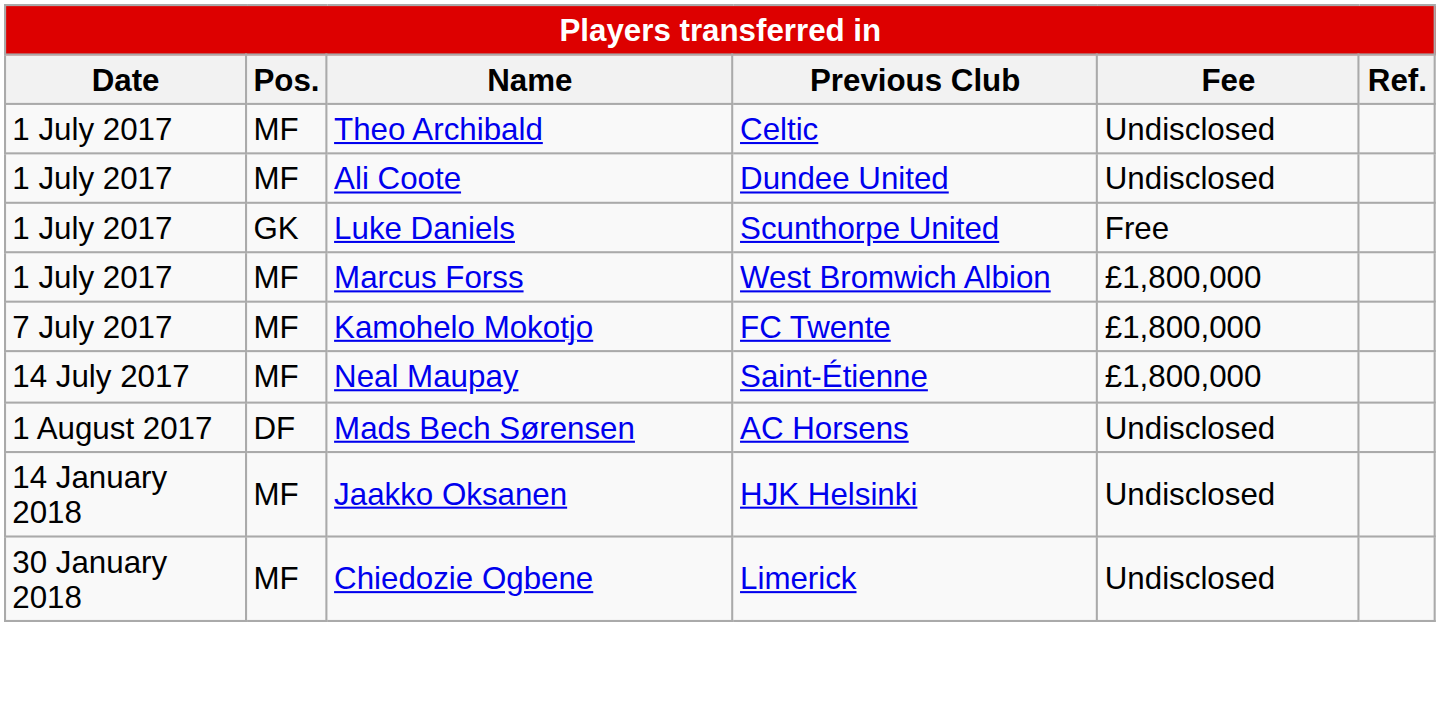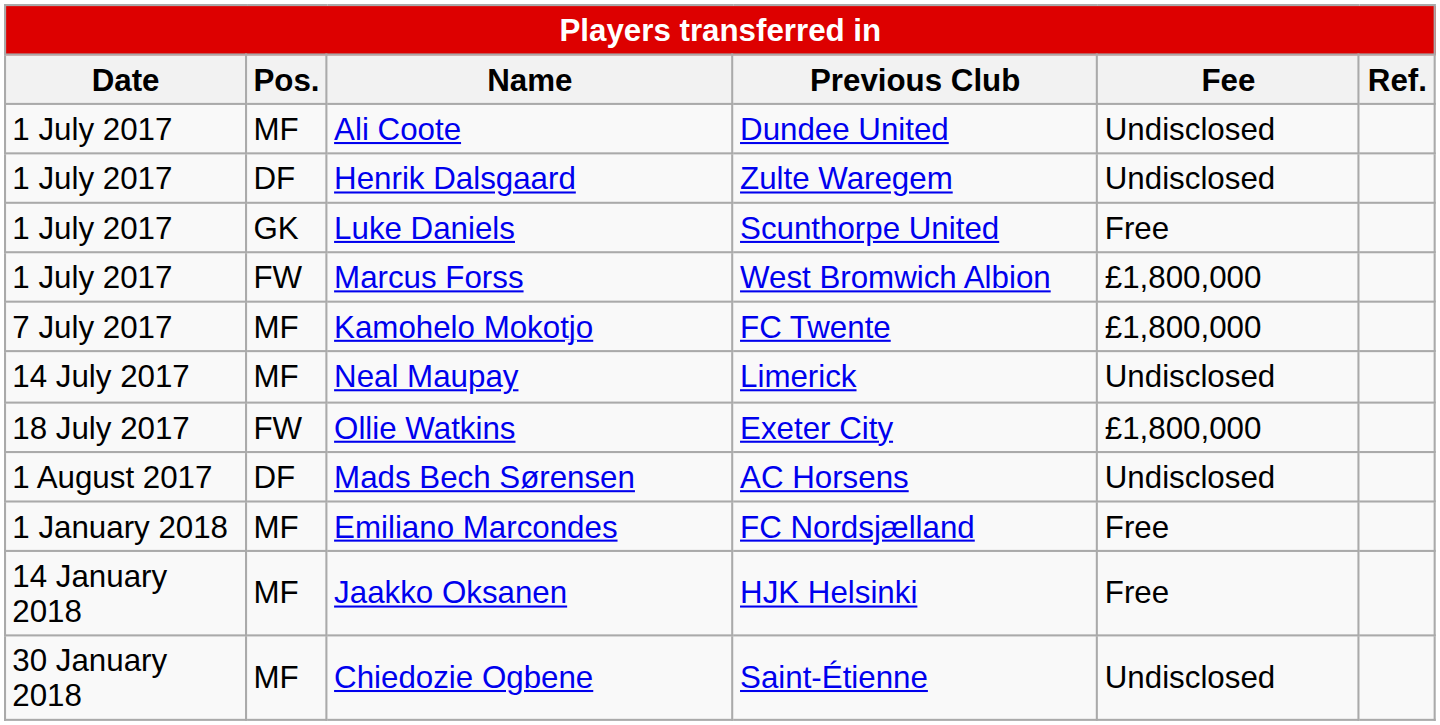- row: (438, 129)
+ row: (455, 179)
(276, 278) MF -> (278, 278) FW
(834, 377) Saint-Étienne -> (798, 377) Limerick
(1183, 377) £1,800,000 -> (1190, 377) Undisclosed
+ row: (425, 427)
+ row: (476, 526)
(1190, 494) Undisclosed -> (1137, 593) Free
(798, 578) Limerick -> (834, 677) Saint-Étienne
